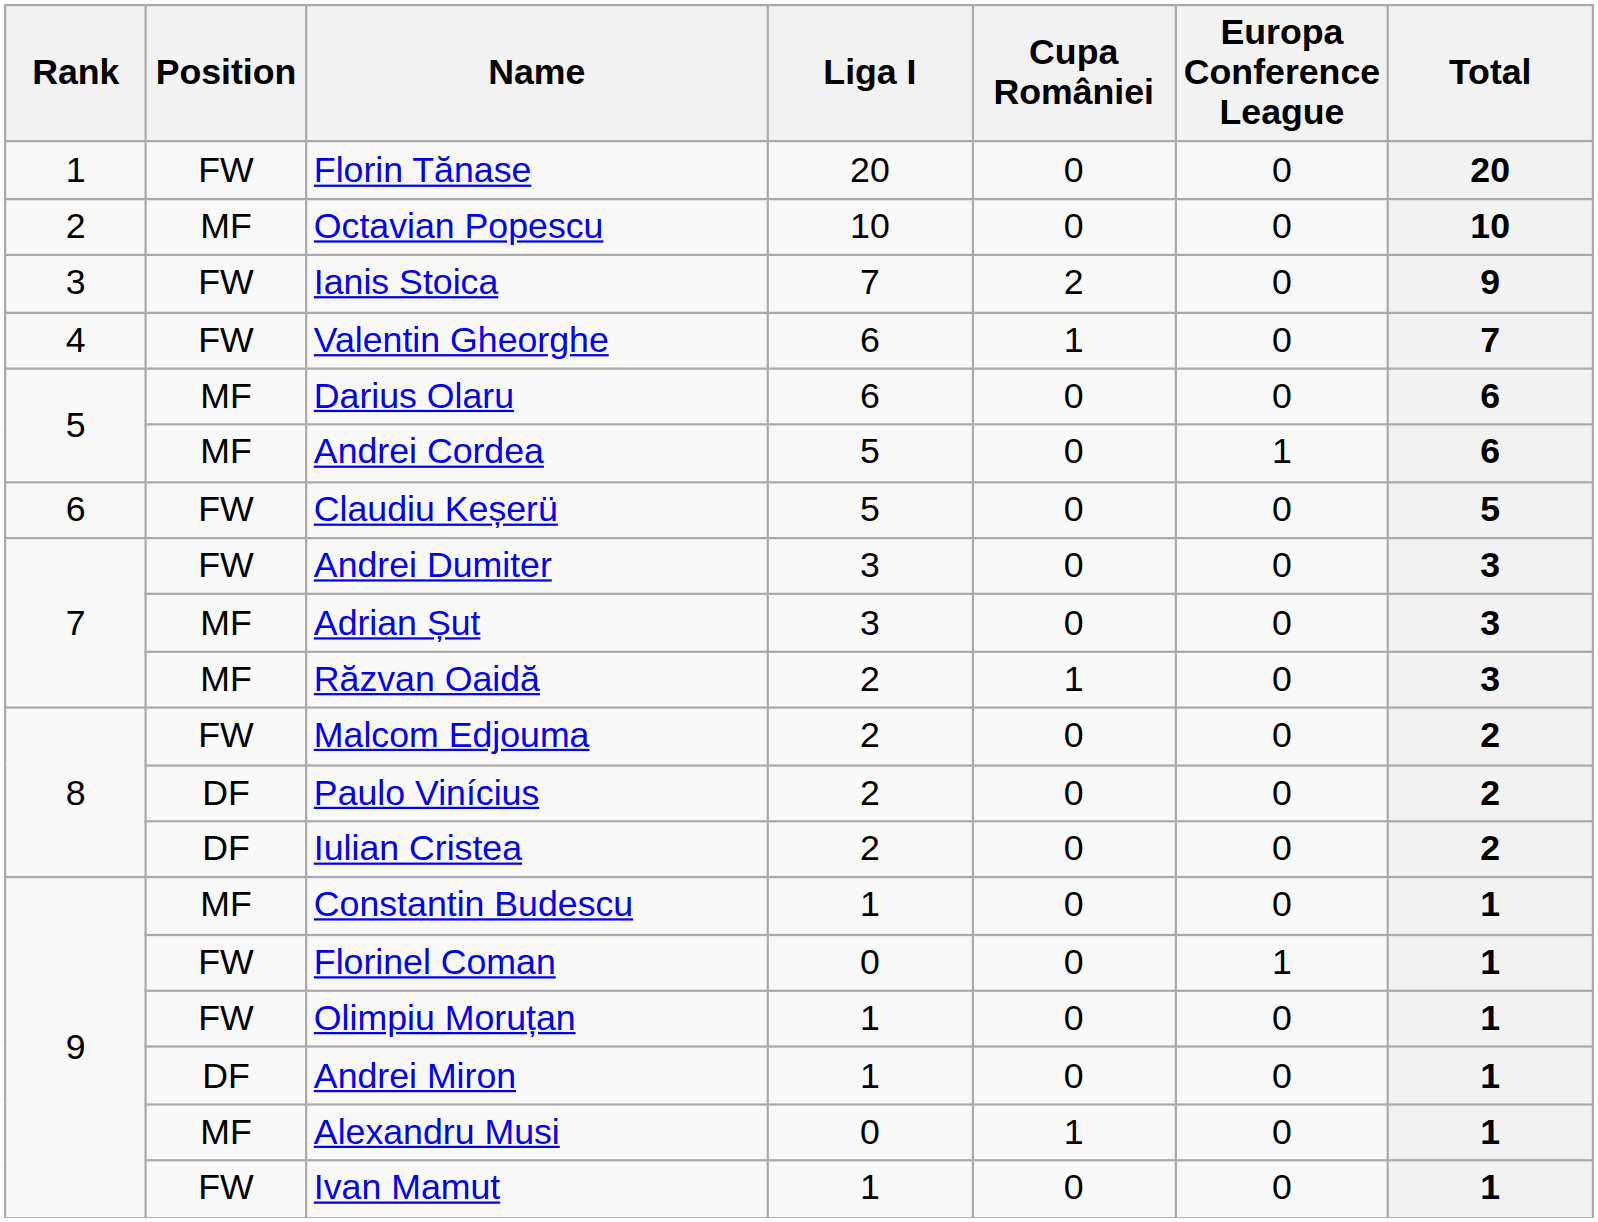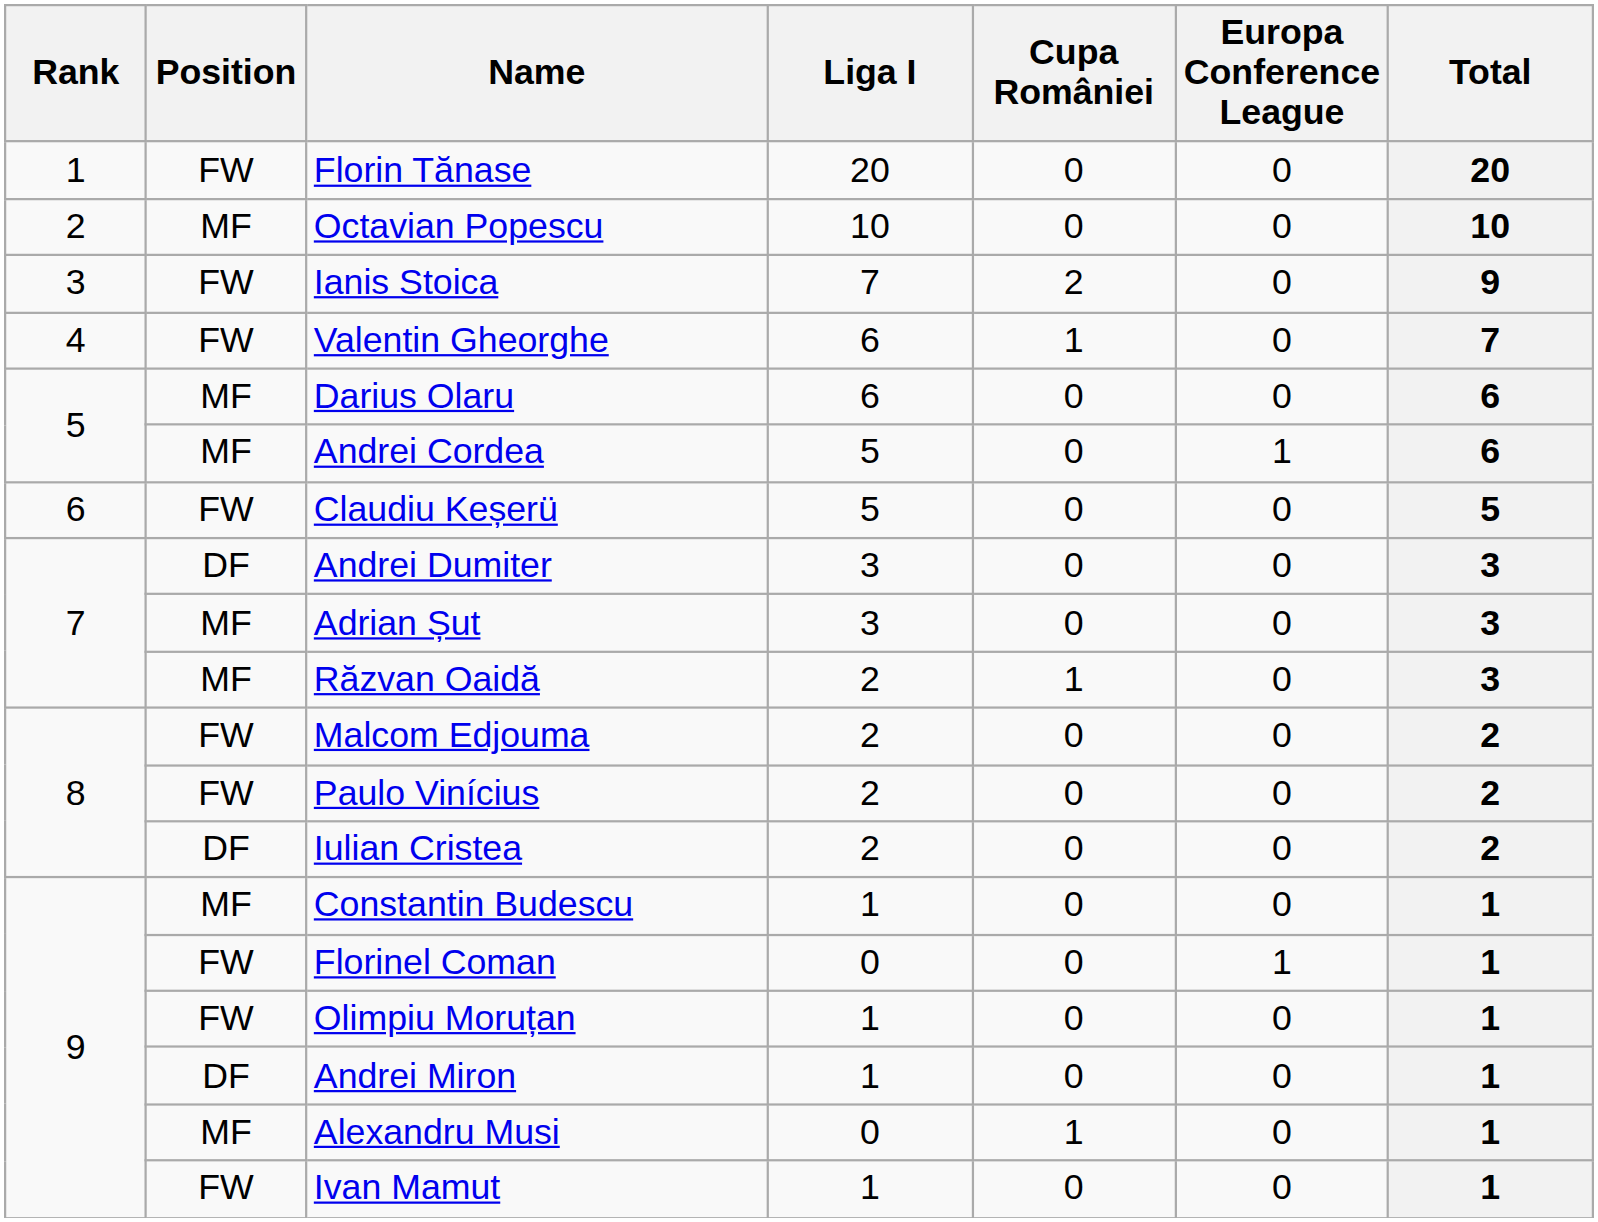(226, 565) FW -> (226, 565) DF
(226, 792) DF -> (226, 792) FW
